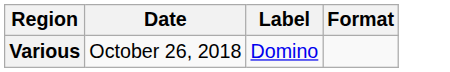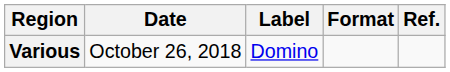+ column: (422, 20)
